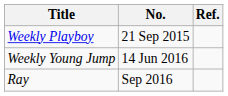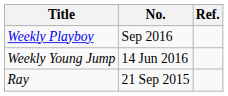(156, 36) 21 Sep 2015 -> (147, 36) Sep 2016
(147, 79) Sep 2016 -> (156, 79) 21 Sep 2015
